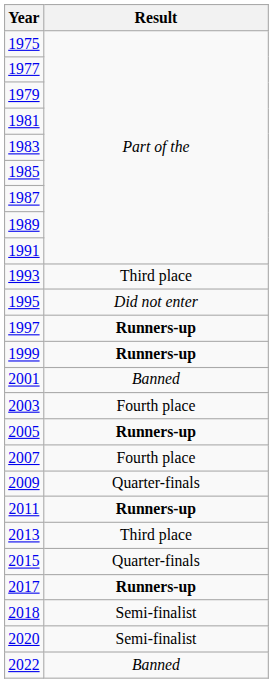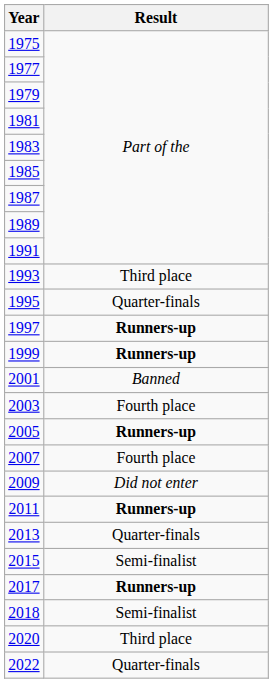(156, 302) Did not enter -> (156, 302) Quarter-finals
(156, 483) Quarter-finals -> (156, 483) Did not enter
(156, 535) Third place -> (156, 535) Quarter-finals
(156, 561) Quarter-finals -> (156, 561) Semi-finalist
(156, 639) Semi-finalist -> (156, 639) Third place
(156, 665) Banned -> (156, 665) Quarter-finals
